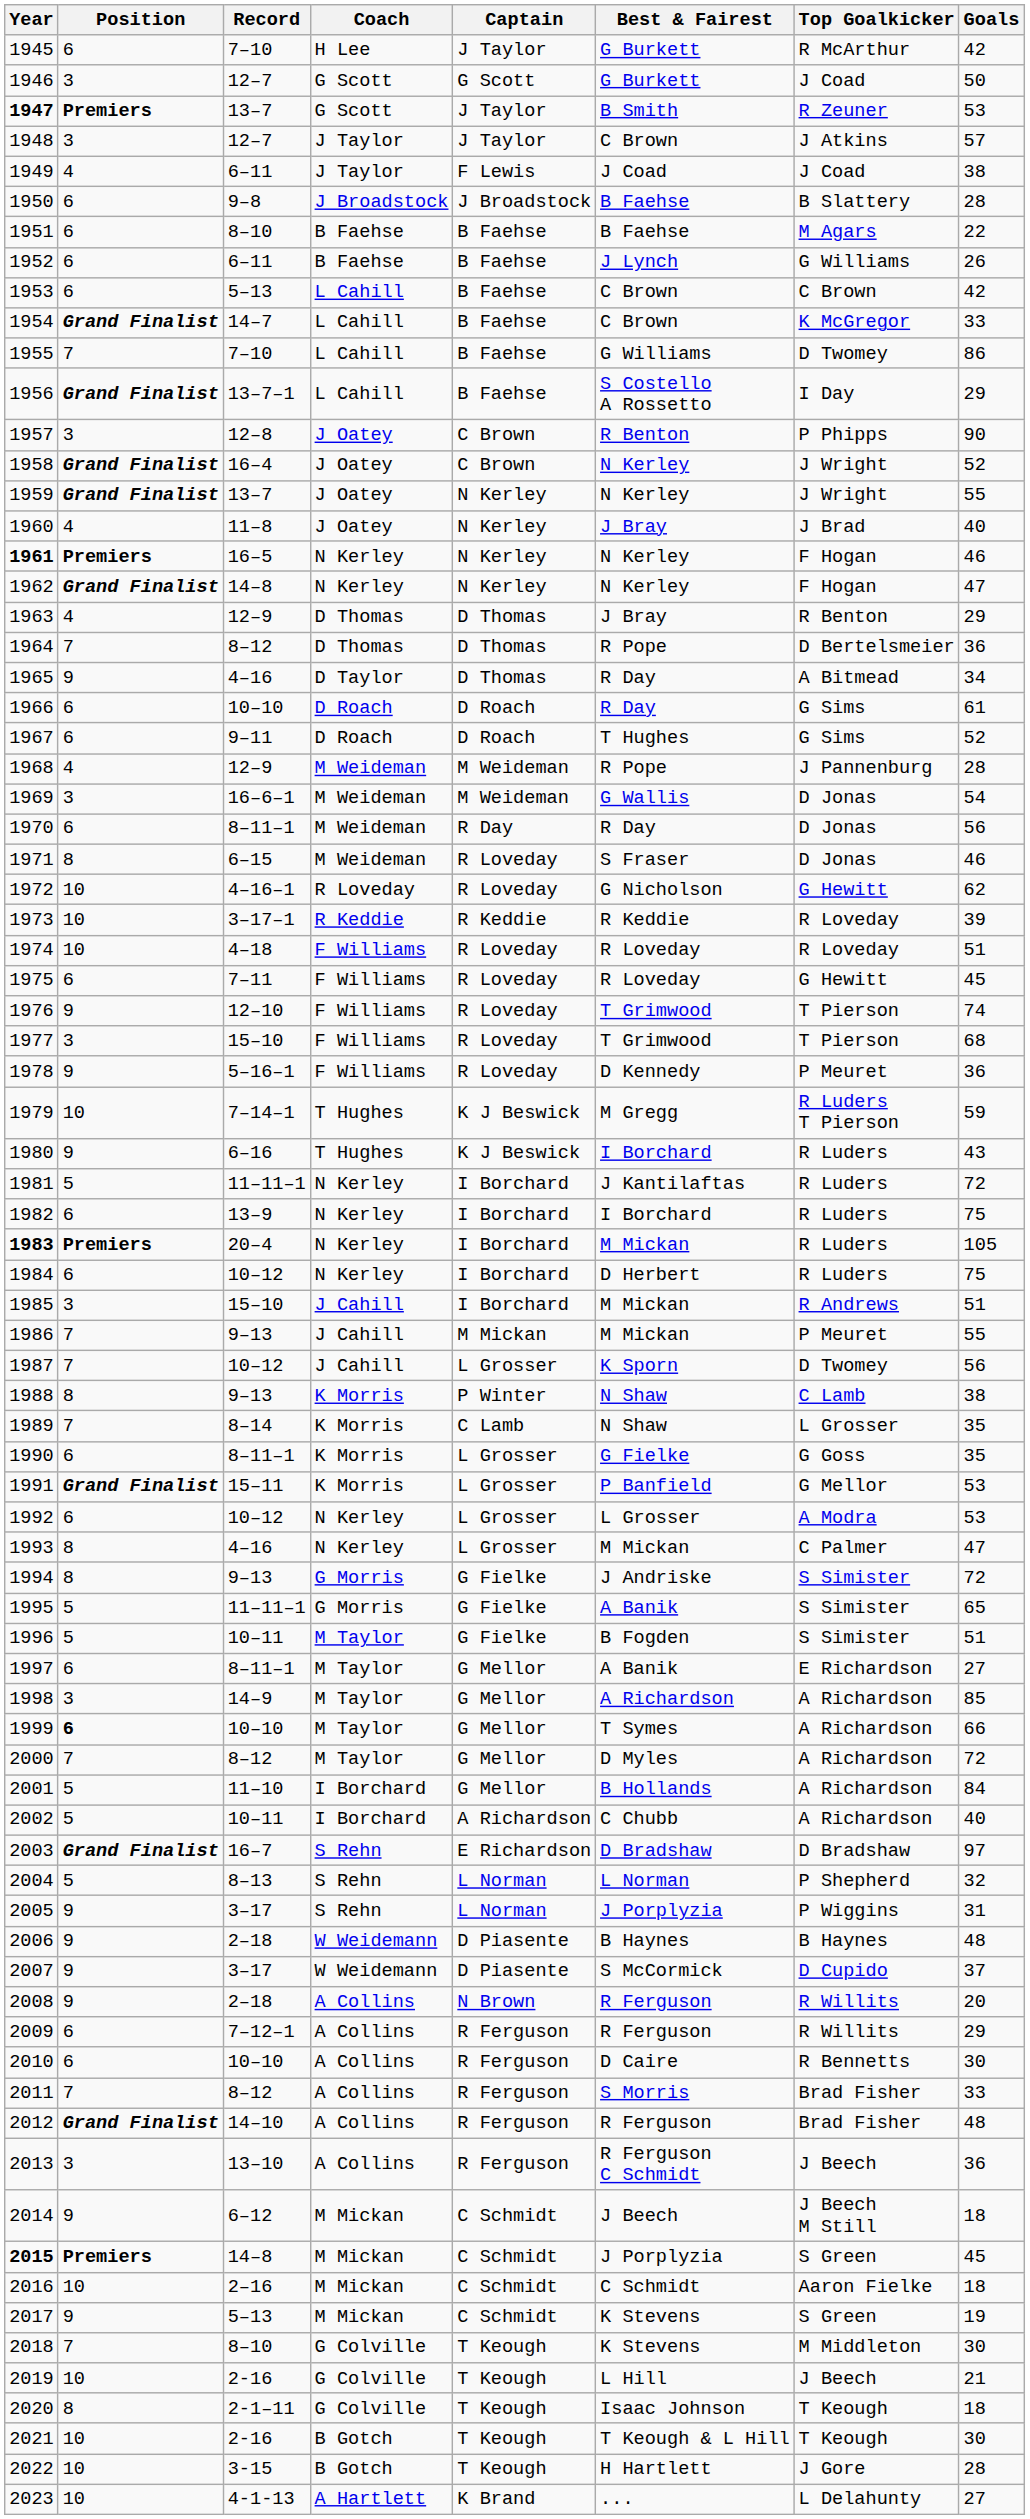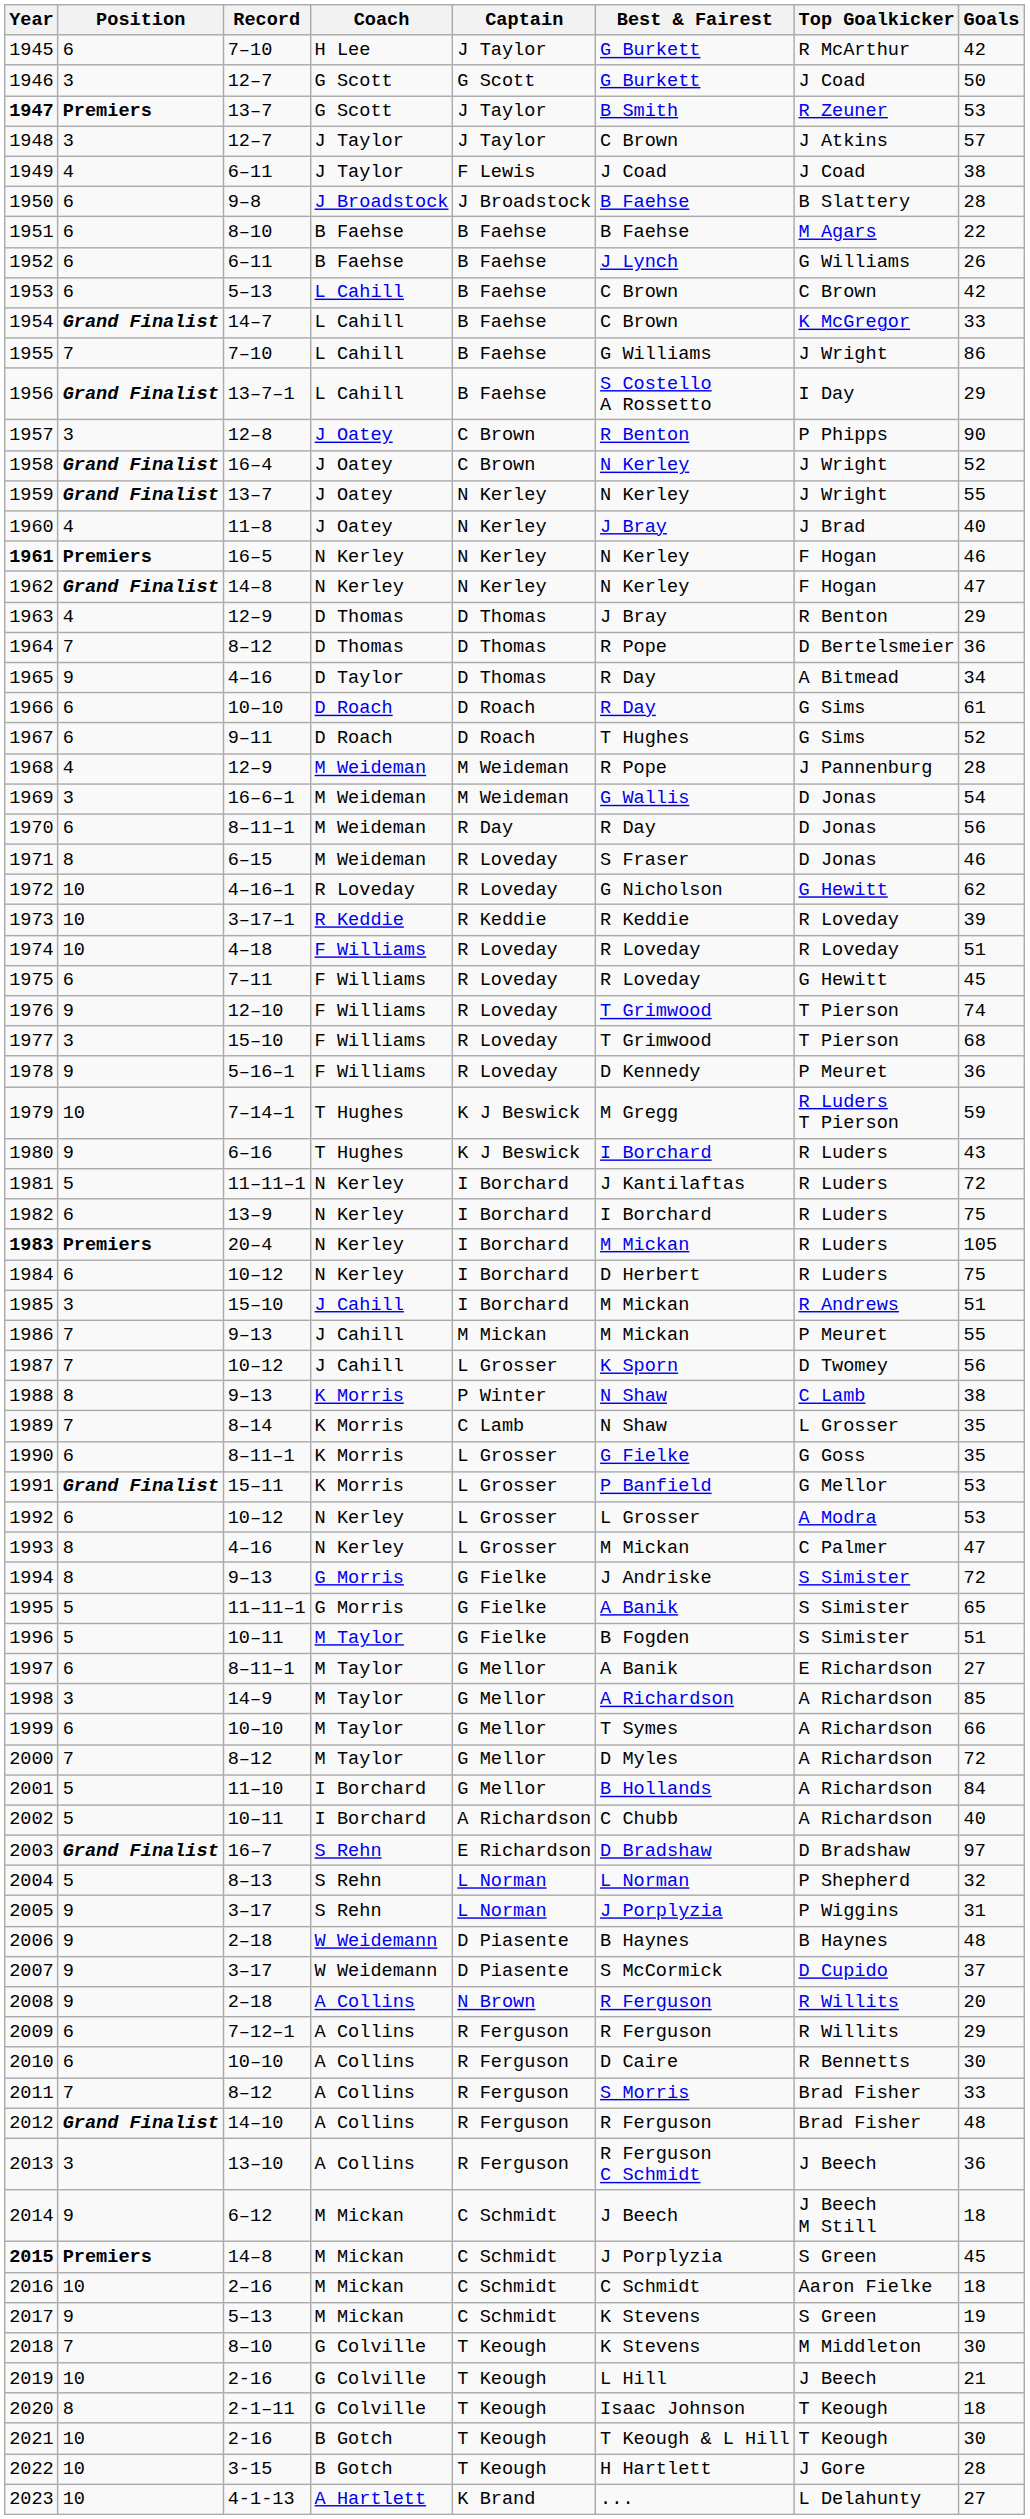(843, 353) D Twomey -> (843, 353) J Wright
(68, 1729) bold -> (68, 1729) normal
